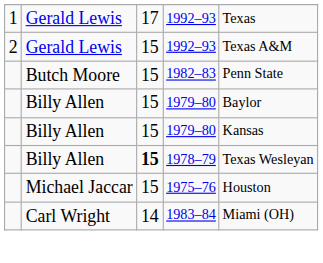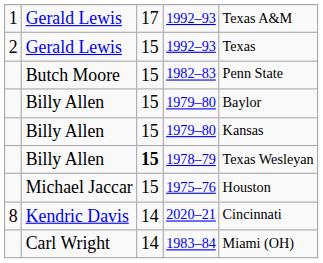(239, 18) Texas -> (257, 18) Texas A&M
(257, 46) Texas A&M -> (239, 46) Texas
+ row: (13, 215)
